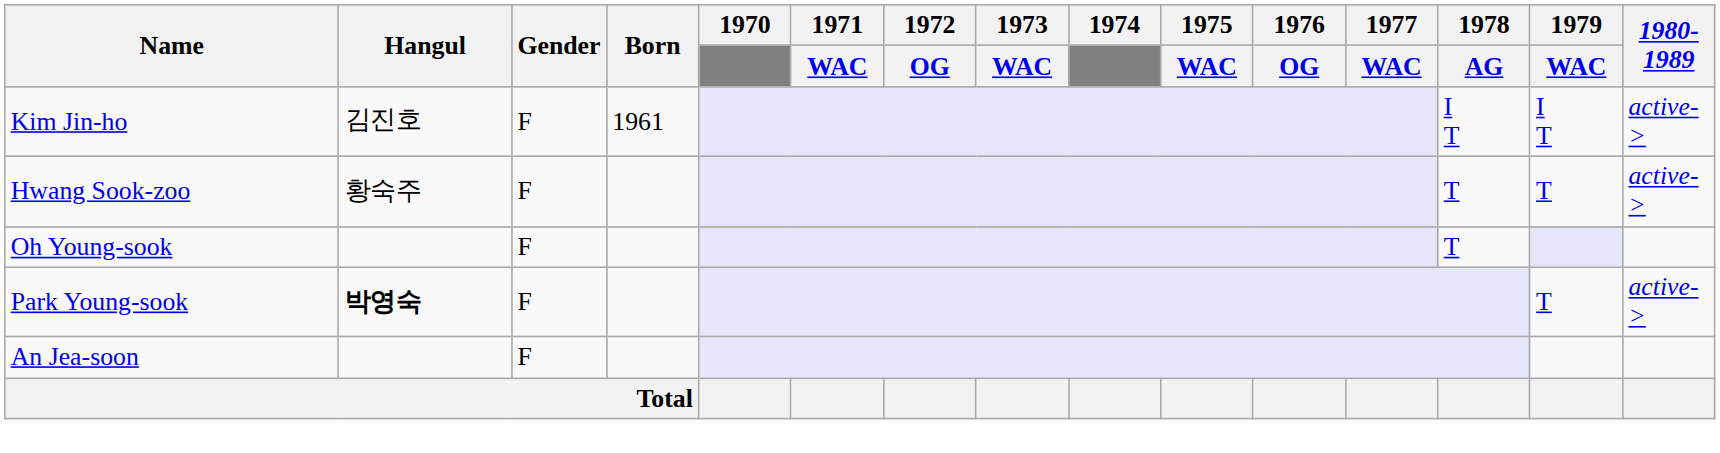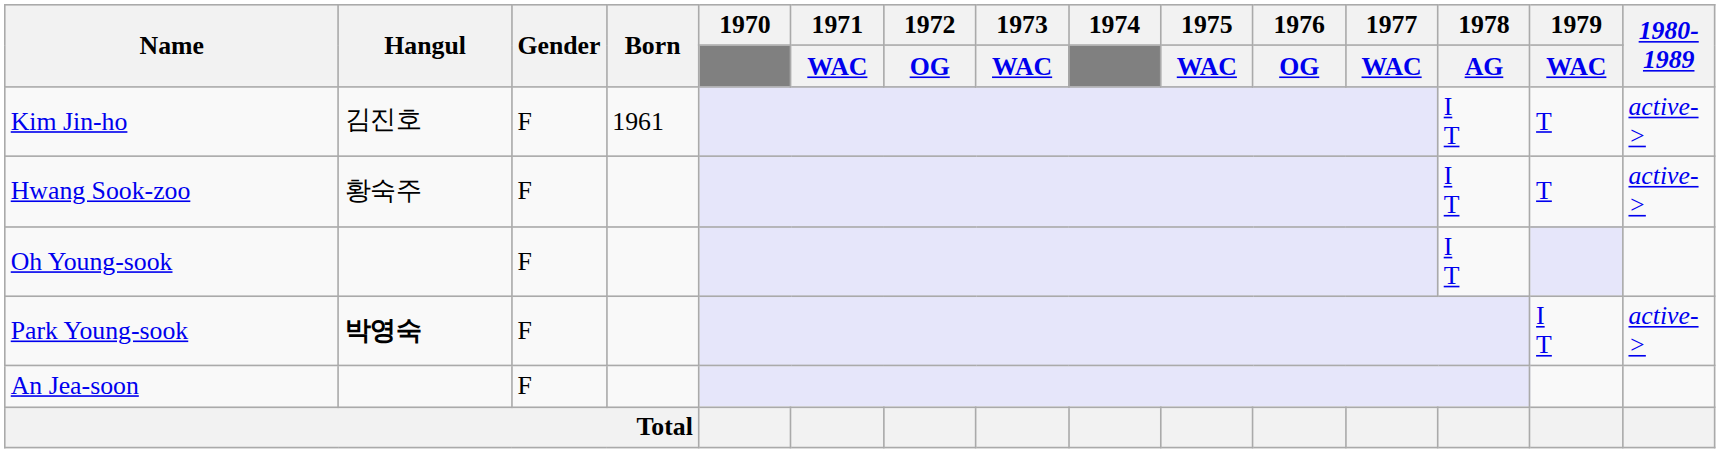(1544, 121) I T -> (1544, 121) T
(1452, 190) T -> (1452, 190) I T
(1452, 246) T -> (1452, 260) I T
(1544, 301) T -> (1544, 330) I T
